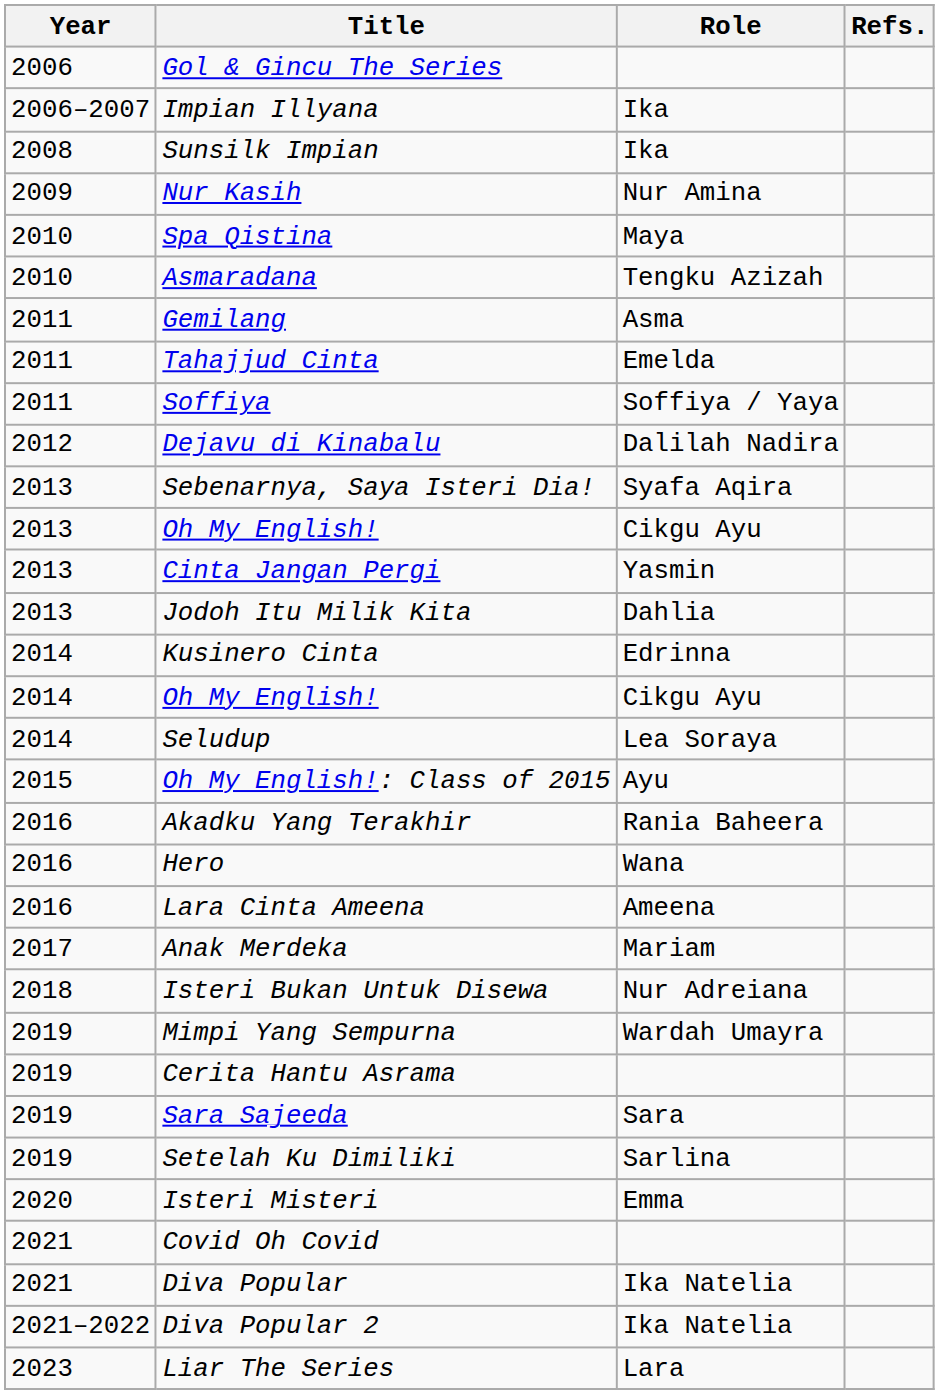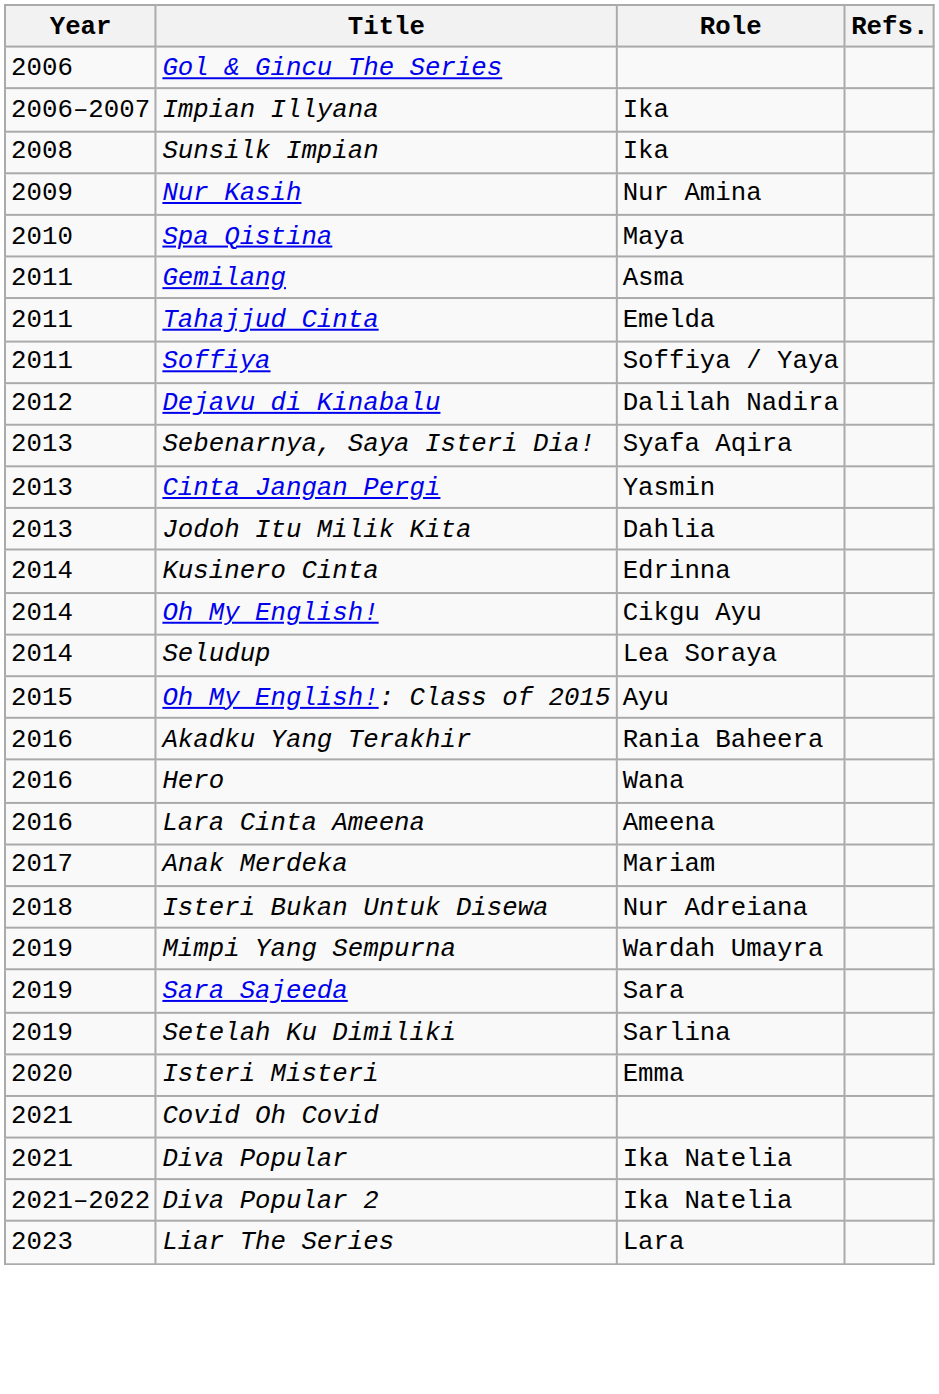- row: (42, 278)
- row: (42, 529)
- row: (42, 1075)
